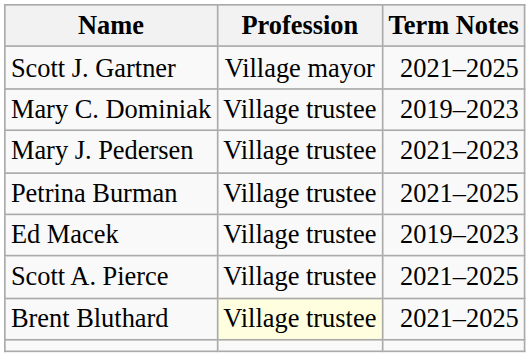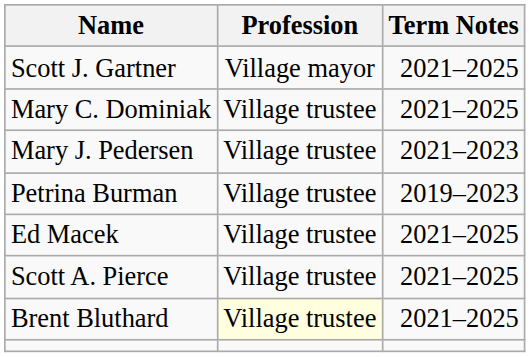(459, 109) 2019–2023 -> (459, 109) 2021–2025
(459, 192) 2021–2025 -> (459, 192) 2019–2023
(459, 234) 2019–2023 -> (459, 234) 2021–2025
